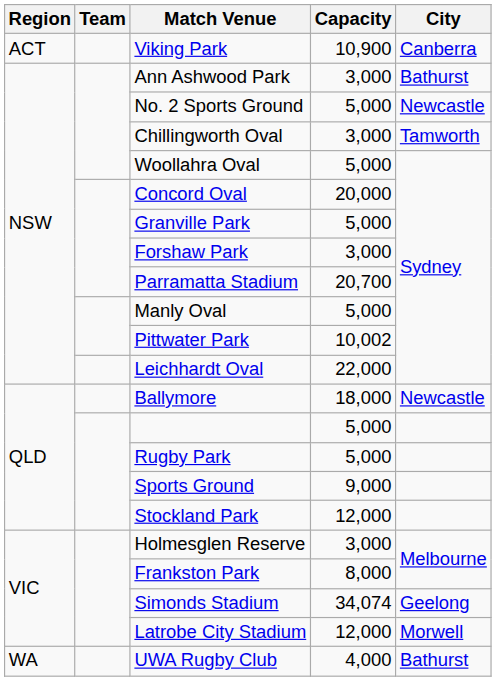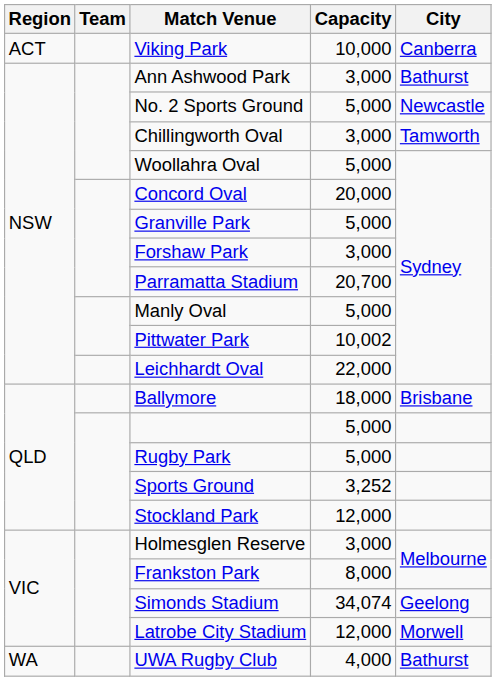(363, 48) 10,900 -> (363, 48) 10,000
(442, 398) Newcastle -> (436, 398) Brisbane
(368, 485) 9,000 -> (368, 485) 3,252
